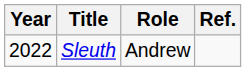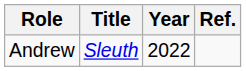columns swapped: (31, 19) <-> (158, 19)
